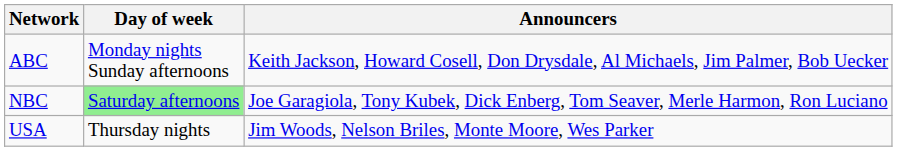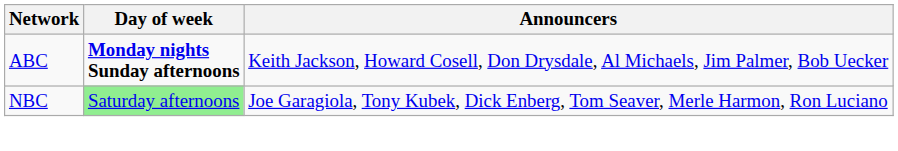(158, 60) normal -> (164, 60) bold
- row: (28, 130)
